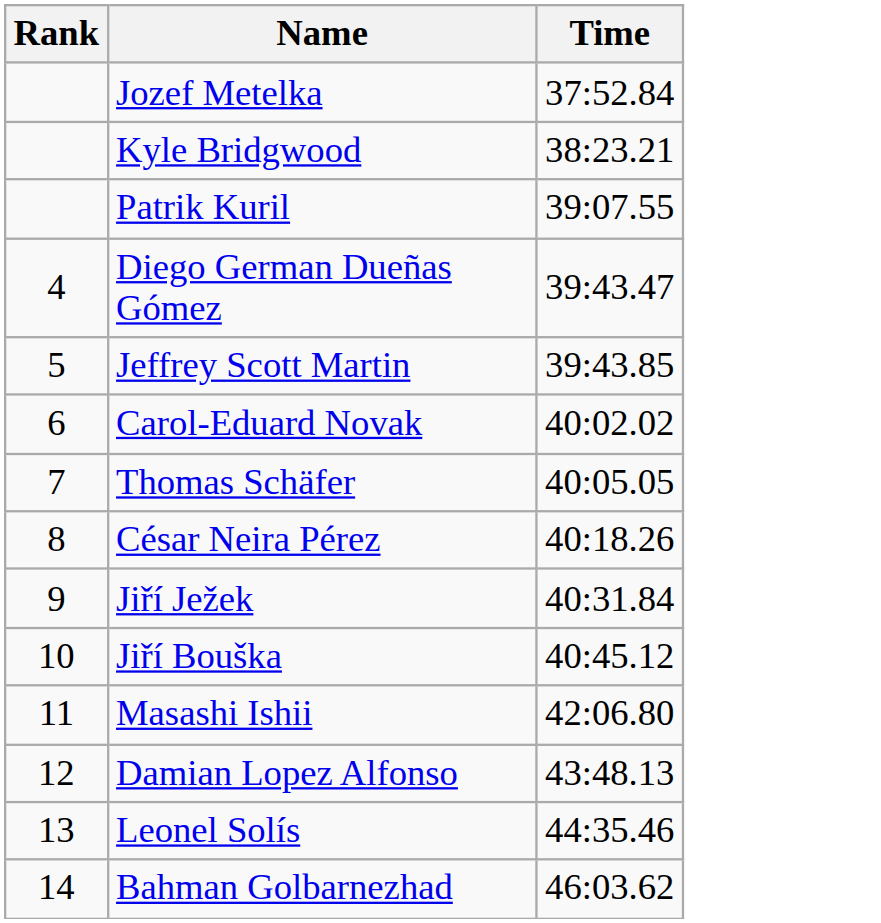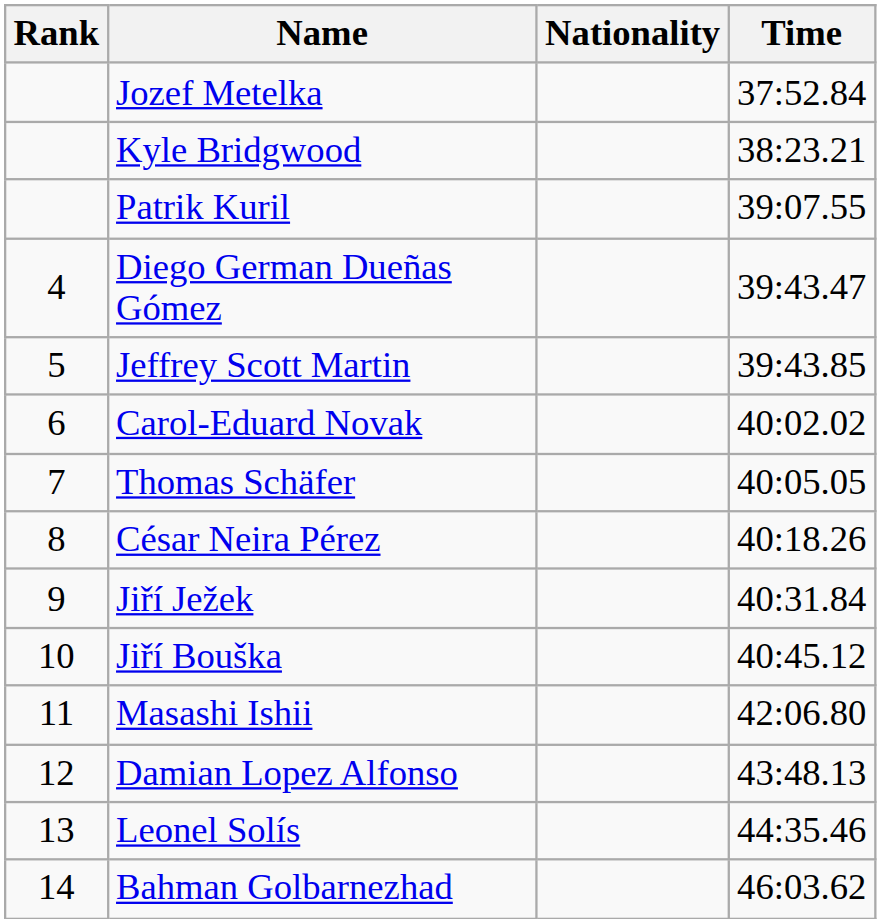+ column: (633, 33)
